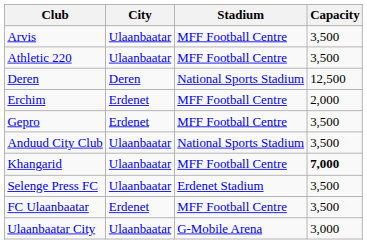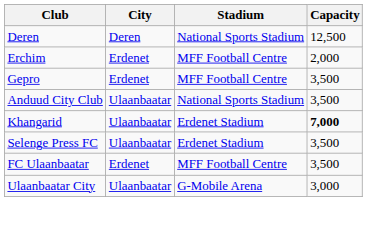- row: (22, 36)
- row: (40, 57)
(232, 164) MFF Football Centre -> (220, 121) Erdenet Stadium
